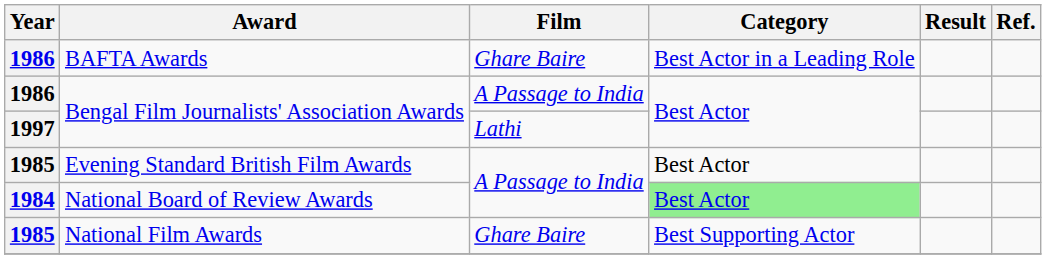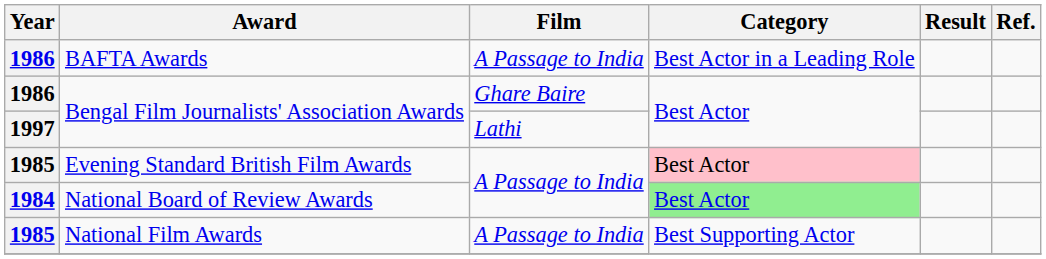(530, 57) Ghare Baire -> (559, 57) A Passage to India
(559, 93) A Passage to India -> (530, 93) Ghare Baire
(702, 164) no background -> (702, 164) pink background
(530, 235) Ghare Baire -> (559, 235) A Passage to India
